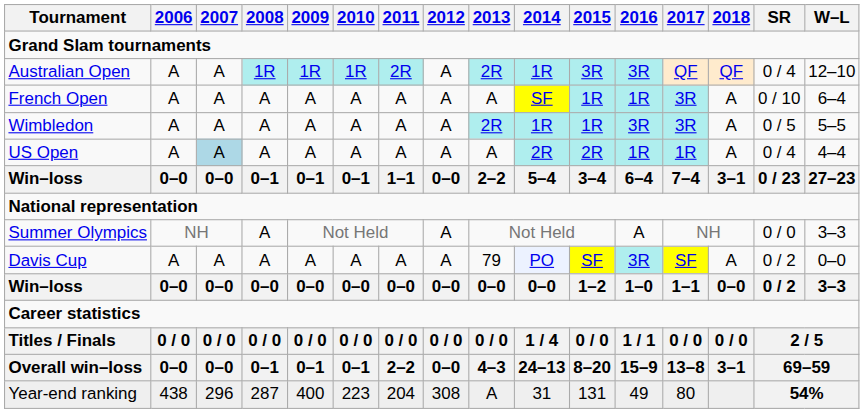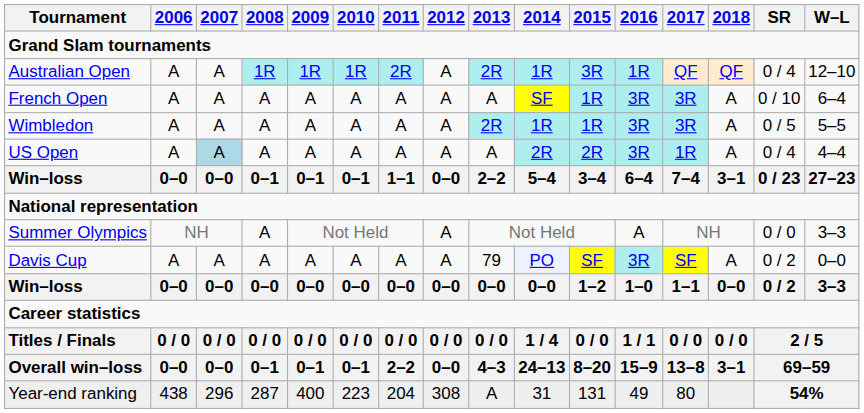(639, 71) 3R -> (639, 71) 1R
(639, 98) 1R -> (639, 98) 3R
(639, 152) 1R -> (639, 152) 3R
